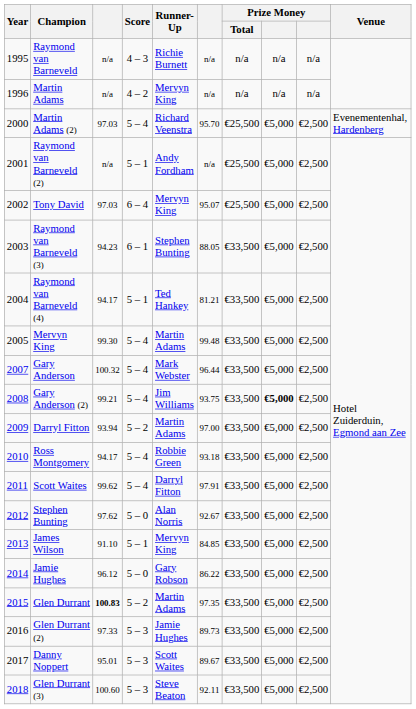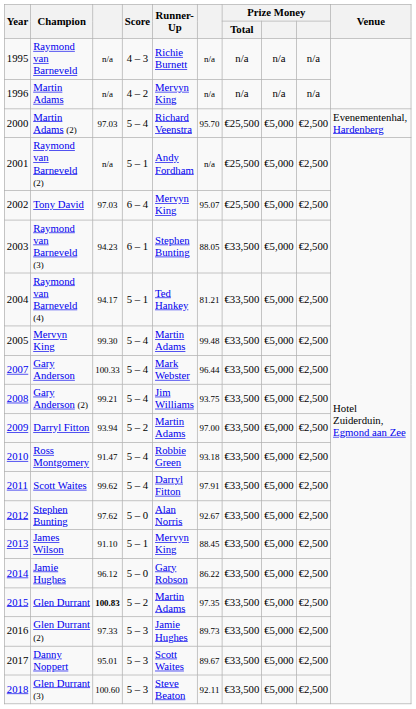(107, 370) 100.32 -> (107, 370) 100.33
(279, 399) bold -> (279, 399) normal
(107, 457) 94.17 -> (107, 457) 91.47
(209, 544) 84.85 -> (209, 544) 88.45
